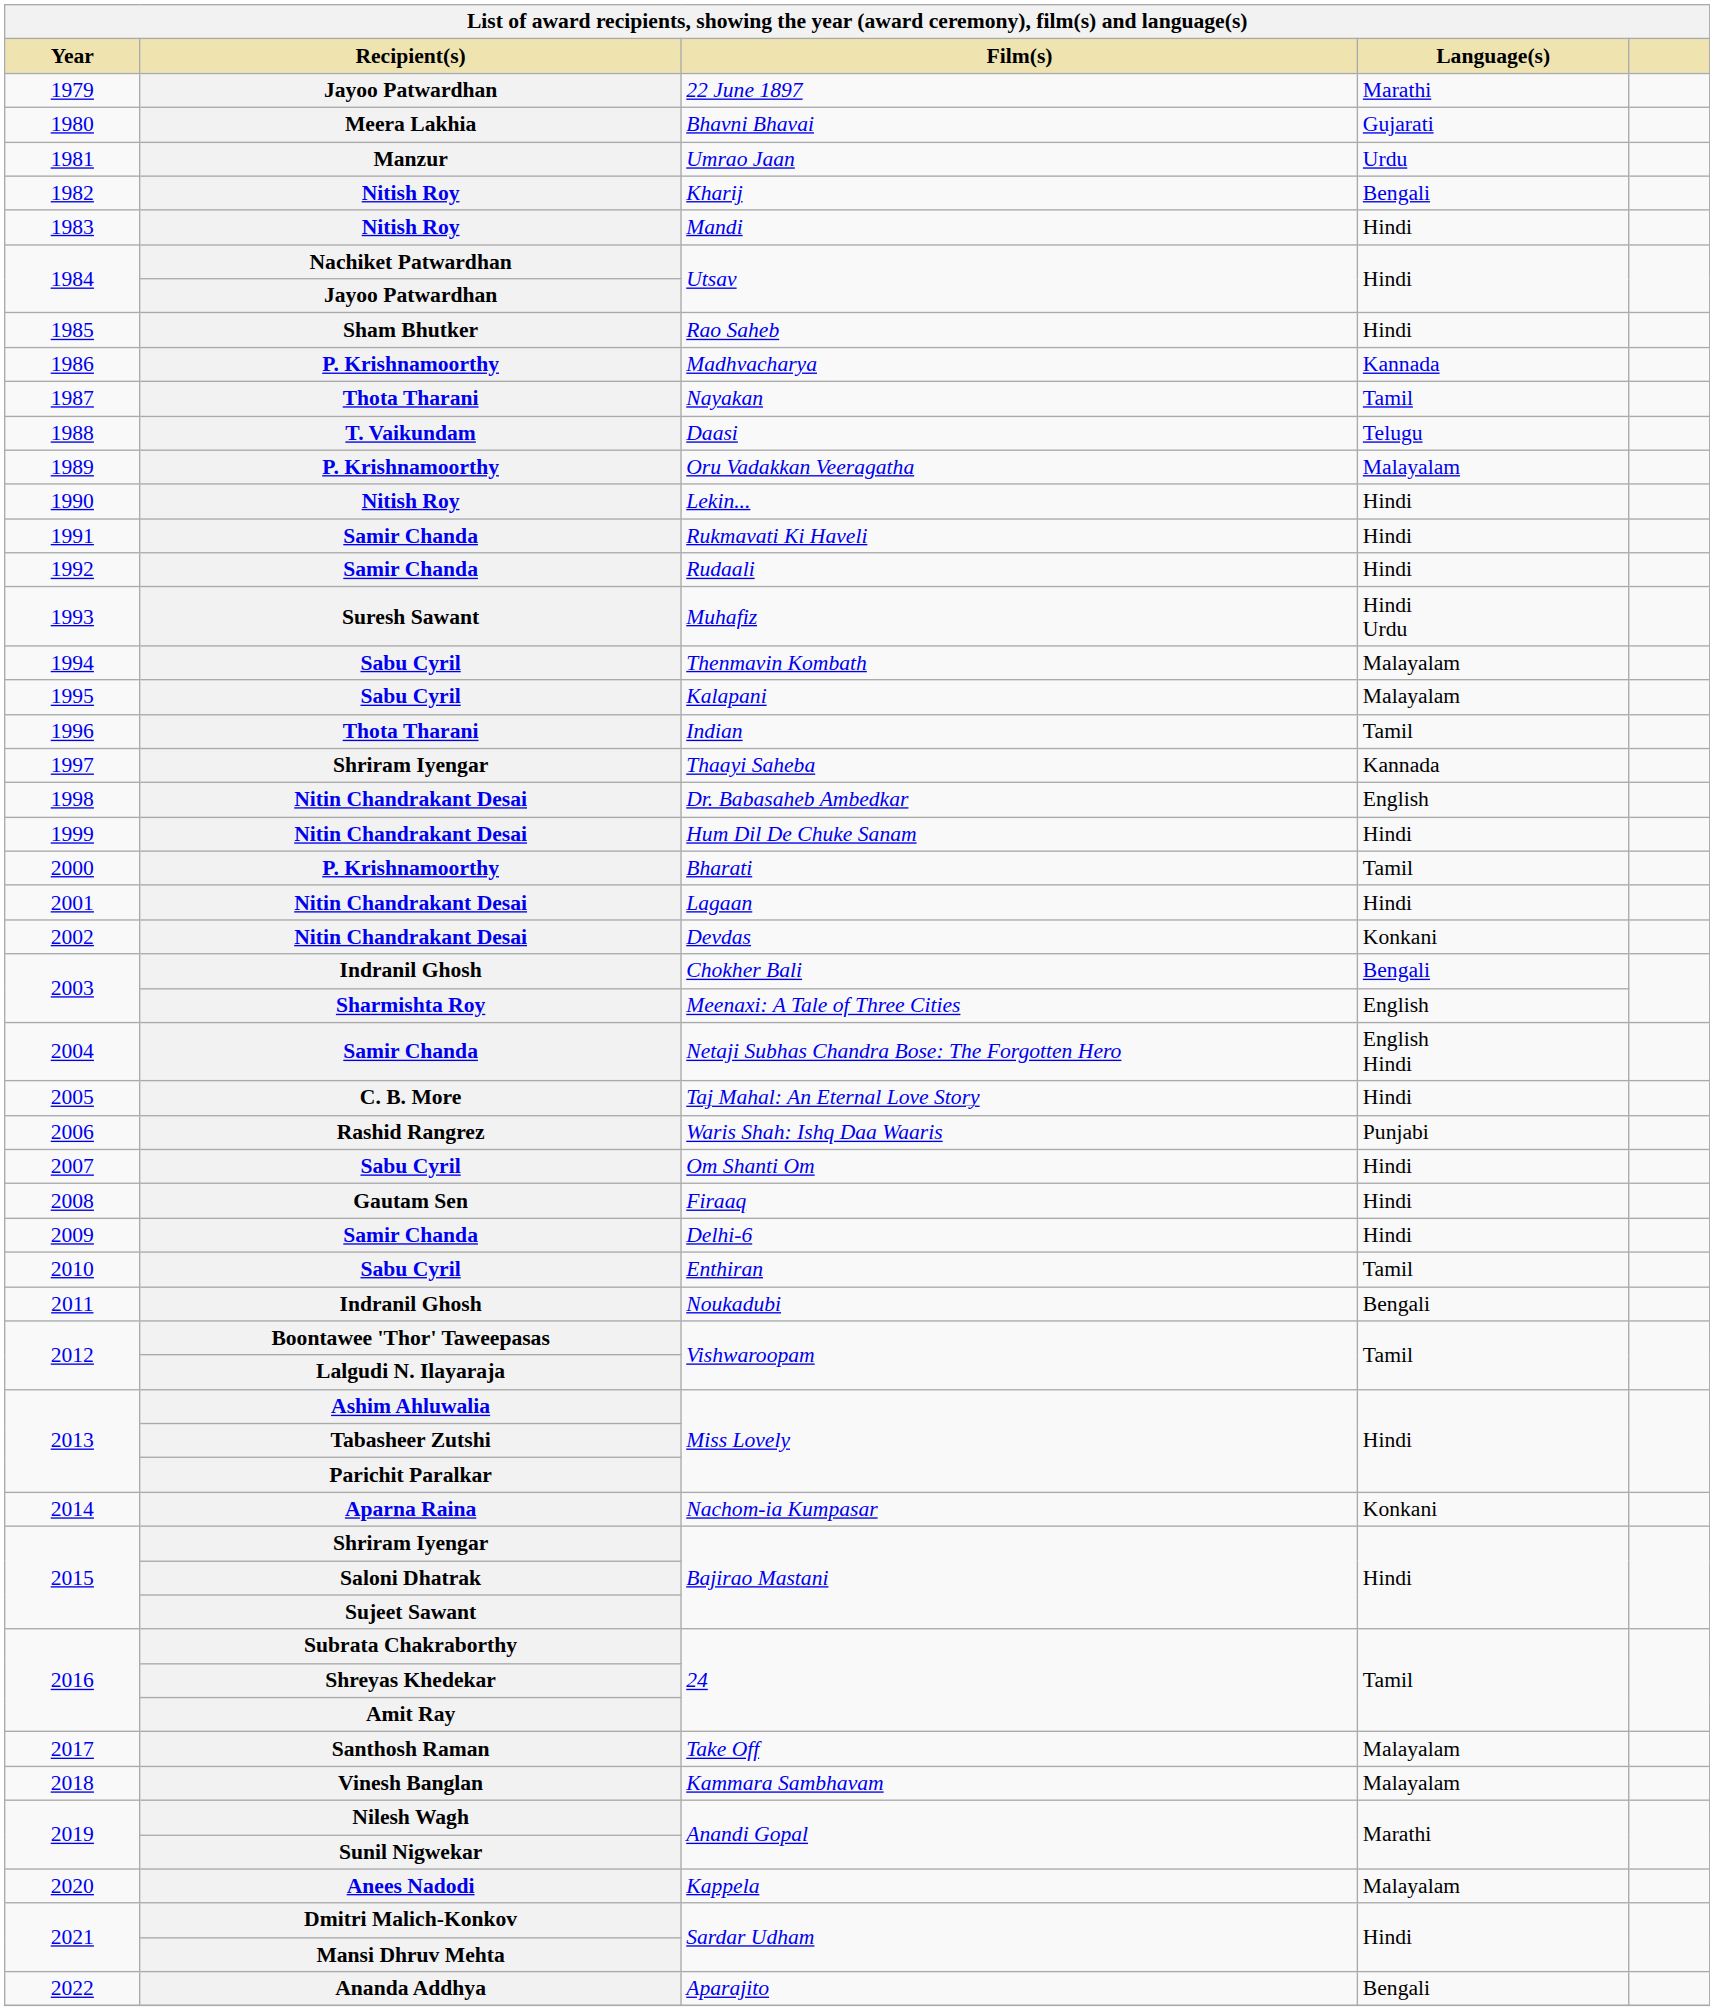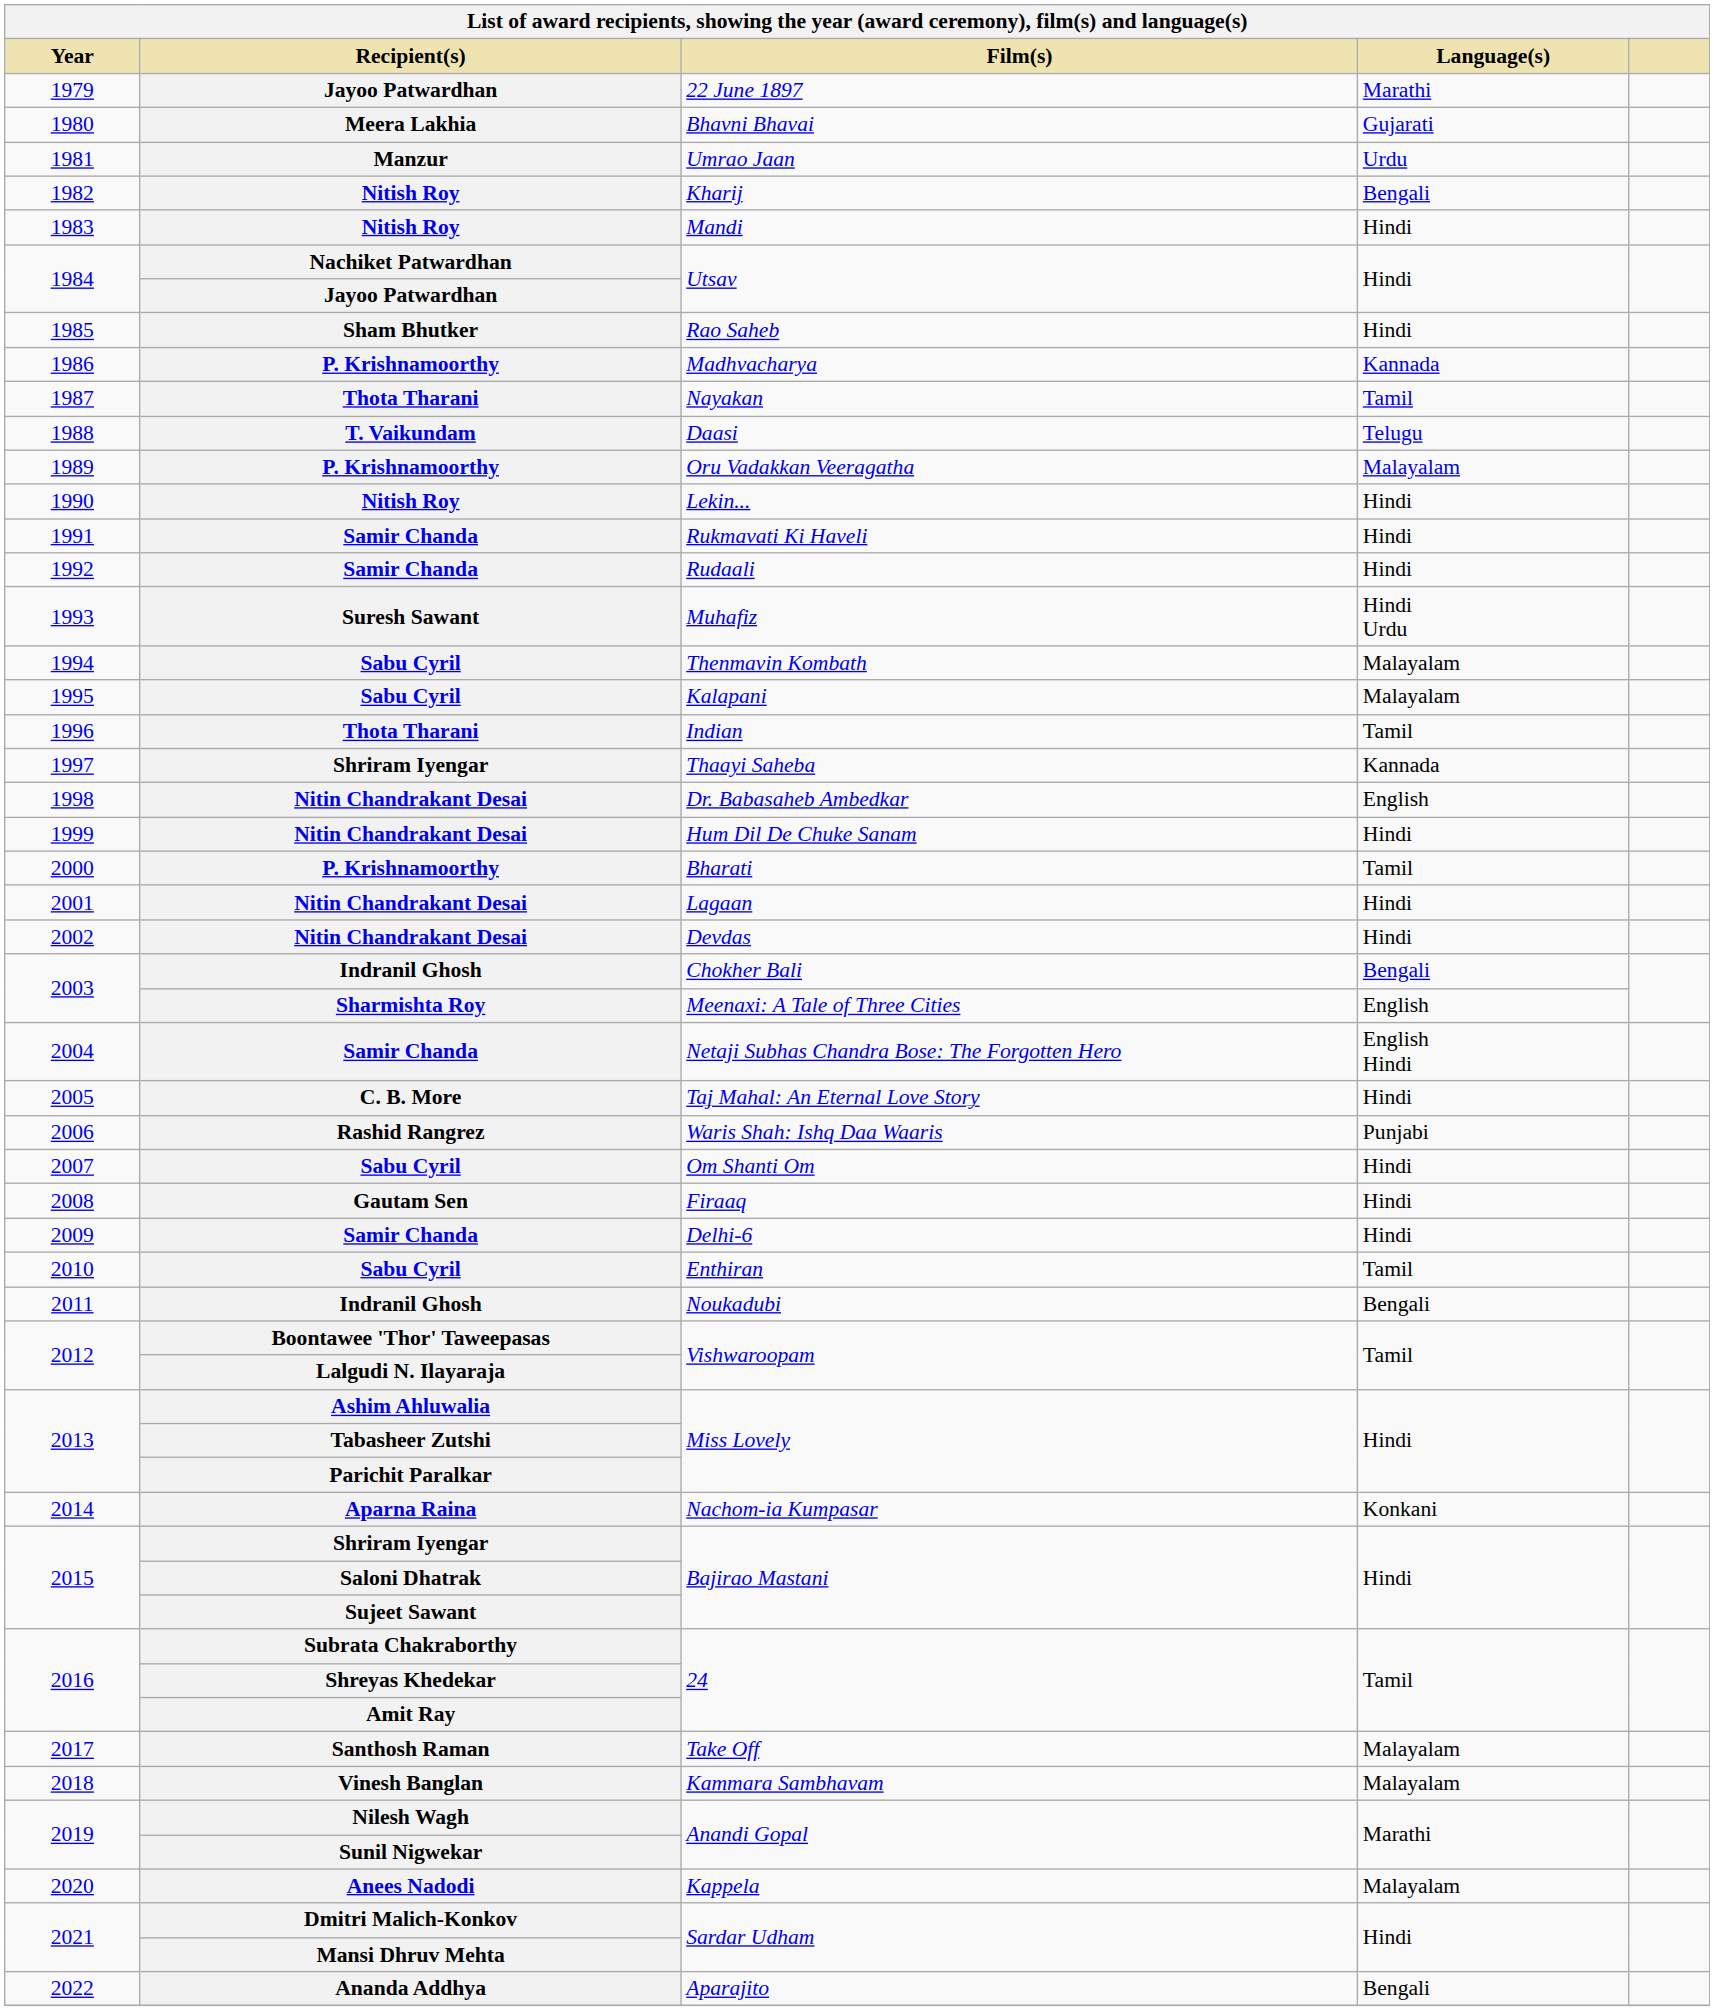(1400, 936) Konkani -> (1387, 936) Hindi
